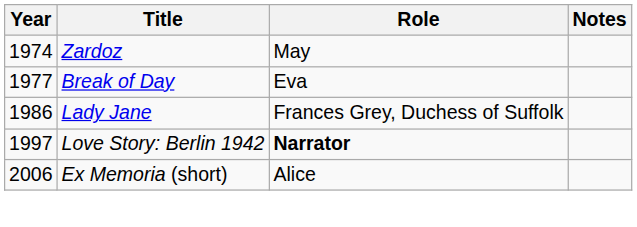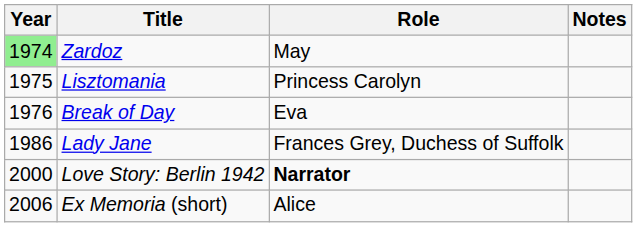(31, 50) no background -> (31, 50) lightgreen background
+ row: (114, 81)
(31, 81) 1977 -> (31, 112) 1976
(31, 143) 1997 -> (31, 174) 2000
